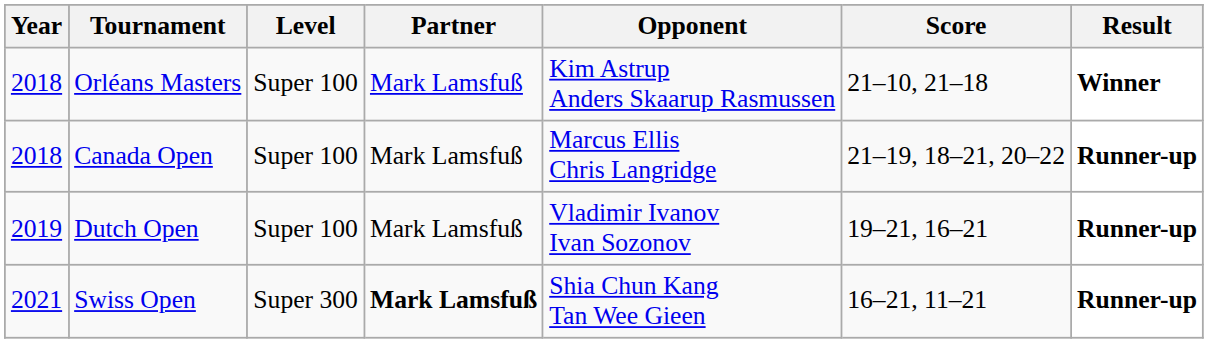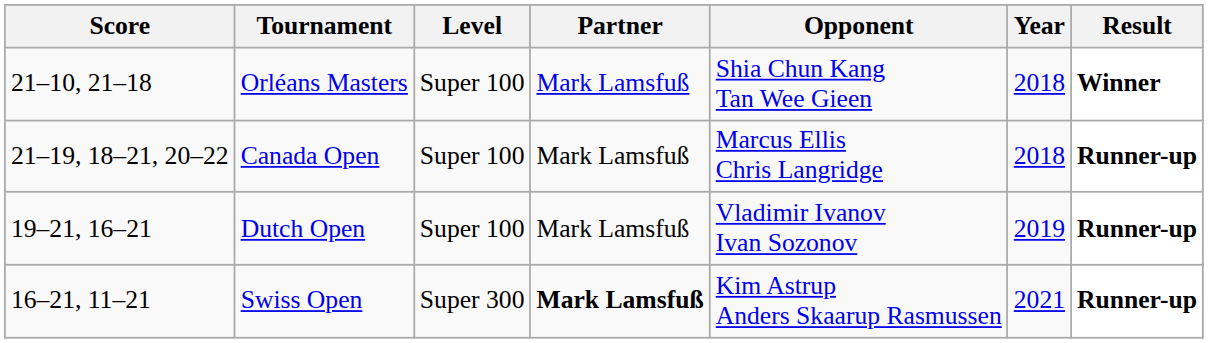columns swapped: (37, 26) <-> (956, 26)
(692, 83) Kim Astrup Anders Skaarup Rasmussen -> (800, 83) Shia Chun Kang Tan Wee Gieen
(634, 301) Shia Chun Kang Tan Wee Gieen -> (859, 301) Kim Astrup Anders Skaarup Rasmussen
